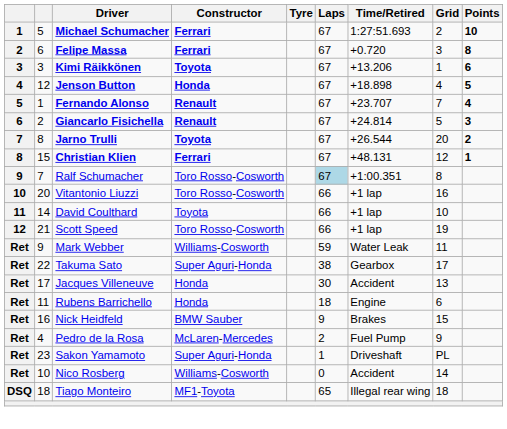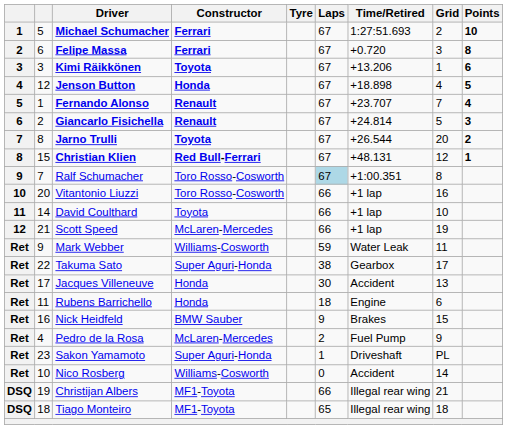(192, 157) Ferrari -> (218, 157) Red Bull-Ferrari
(229, 229) Toro Rosso-Cosworth -> (224, 229) McLaren-Mercedes
+ row: (97, 391)
